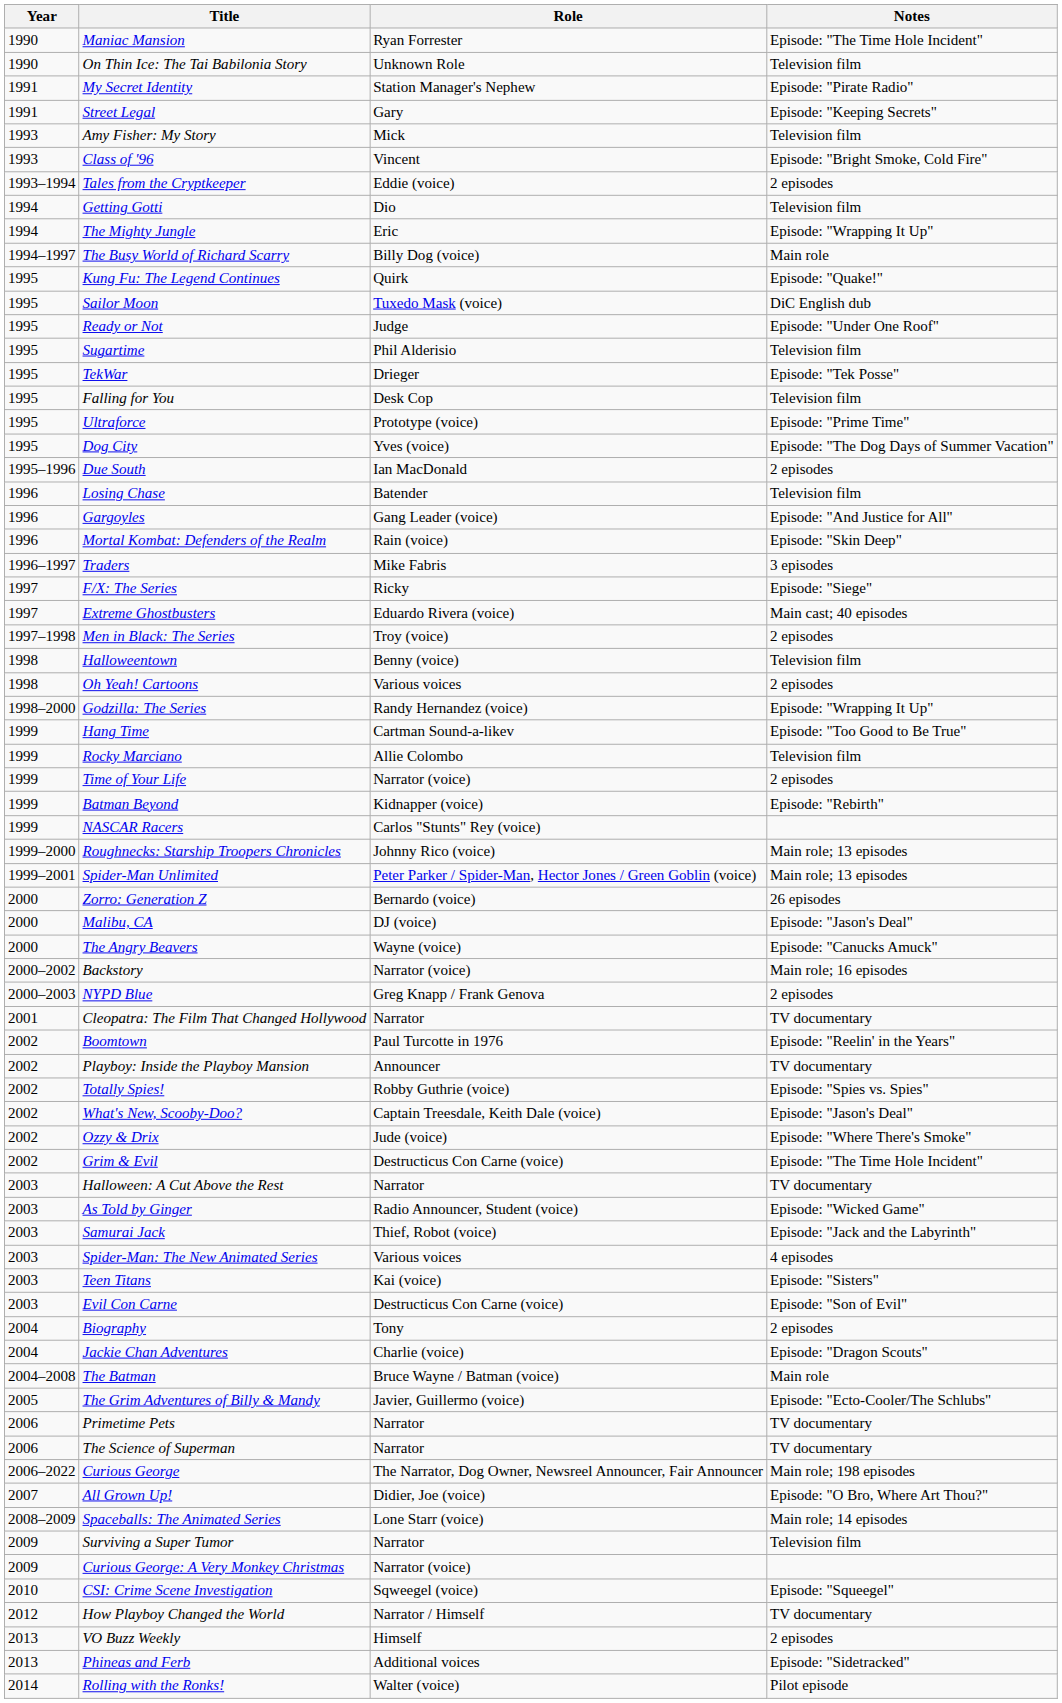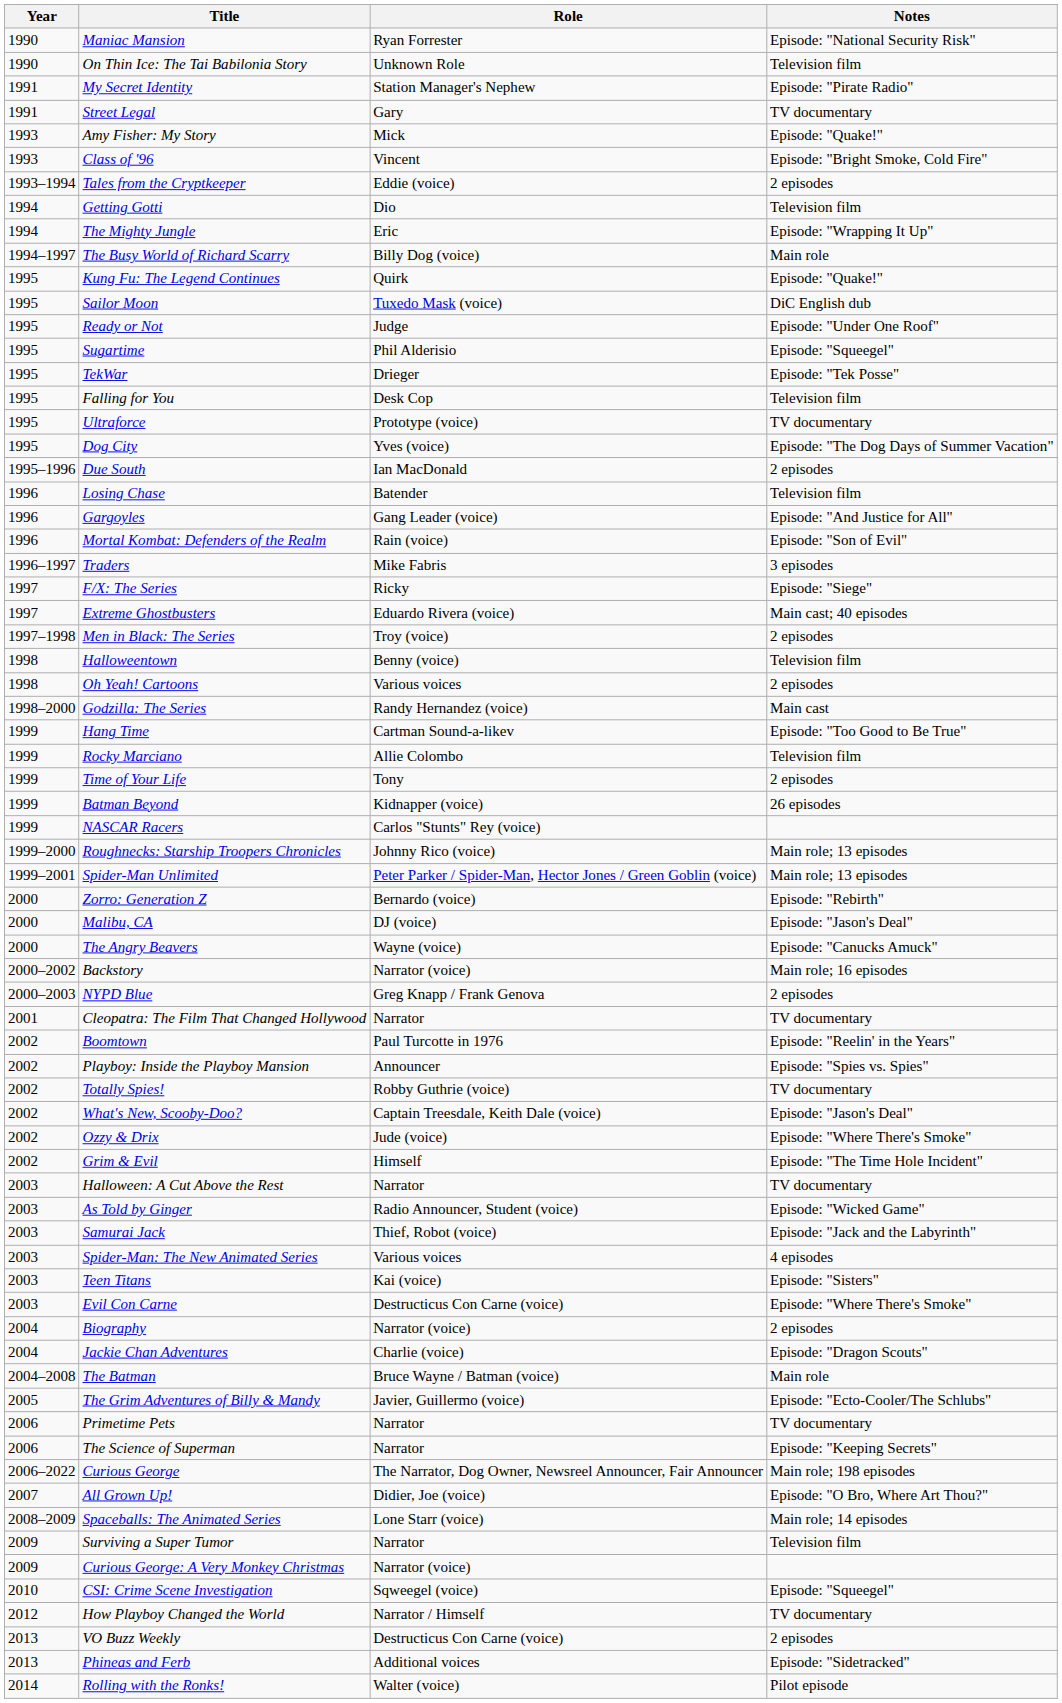(876, 40) Episode: "The Time Hole Incident" -> (873, 40) Episode: "National Security Risk"
(853, 111) Episode: "Keeping Secrets" -> (821, 111) TV documentary
(816, 135) Television film -> (826, 135) Episode: "Quake!"
(816, 350) Television film -> (832, 350) Episode: "Squeegel"
(840, 421) Episode: "Prime Time" -> (821, 421) TV documentary
(836, 541) Episode: "Skin Deep" -> (839, 541) Episode: "Son of Evil"
(852, 708) Episode: "Wrapping It Up" -> (799, 708) Main cast
(422, 779) Narrator (voice) -> (389, 779) Tony
(827, 803) Episode: "Rebirth" -> (805, 803) 26 episodes
(805, 898) 26 episodes -> (827, 898) Episode: "Rebirth"
(821, 1065) TV documentary -> (849, 1065) Episode: "Spies vs. Spies"
(849, 1089) Episode: "Spies vs. Spies" -> (821, 1089) TV documentary
(468, 1161) Destructicus Con Carne (voice) -> (397, 1161) Himself
(839, 1304) Episode: "Son of Evil" -> (871, 1304) Episode: "Where There's Smoke"
(389, 1328) Tony -> (422, 1328) Narrator (voice)
(821, 1447) TV documentary -> (853, 1447) Episode: "Keeping Secrets"
(397, 1638) Himself -> (468, 1638) Destructicus Con Carne (voice)
